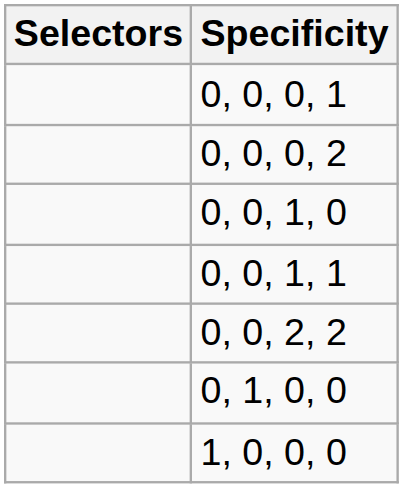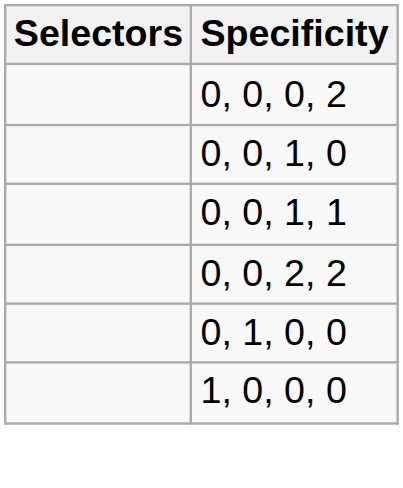- row: (274, 93)
